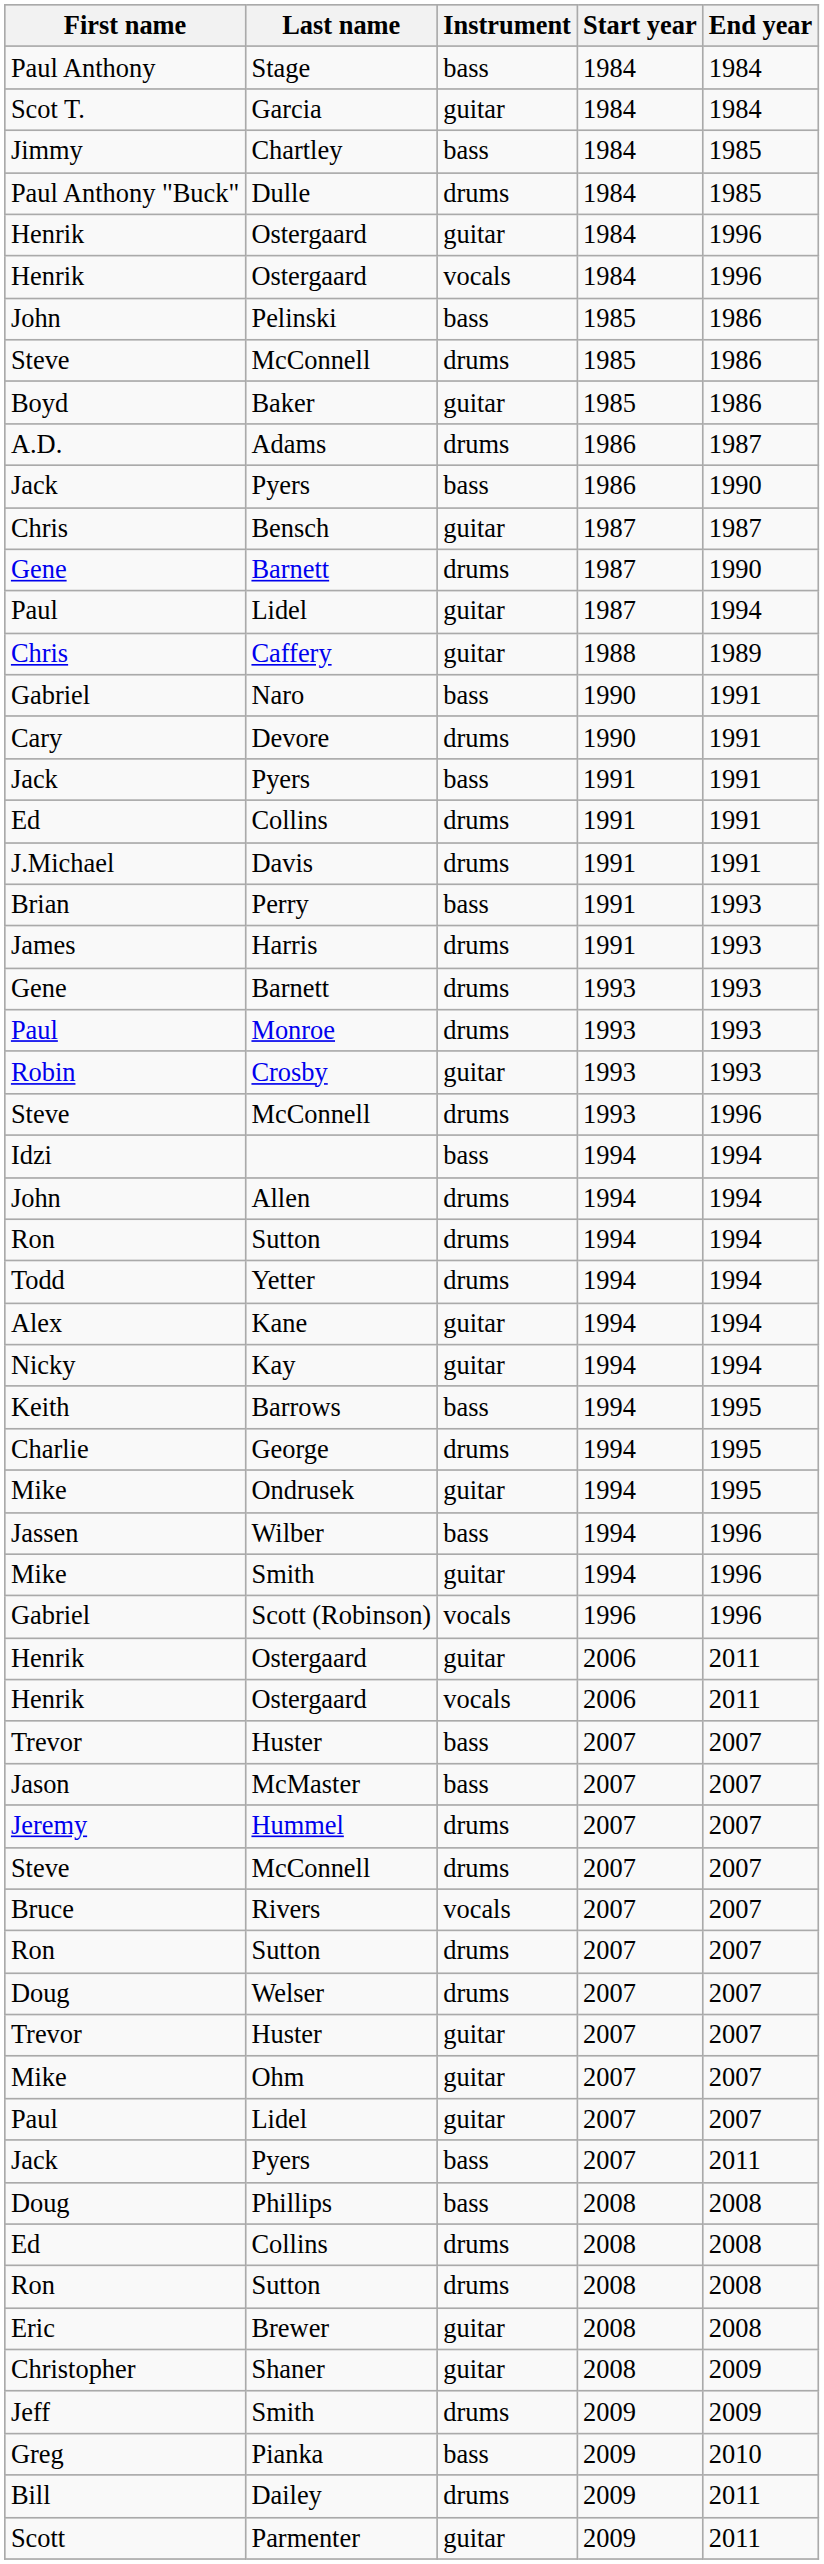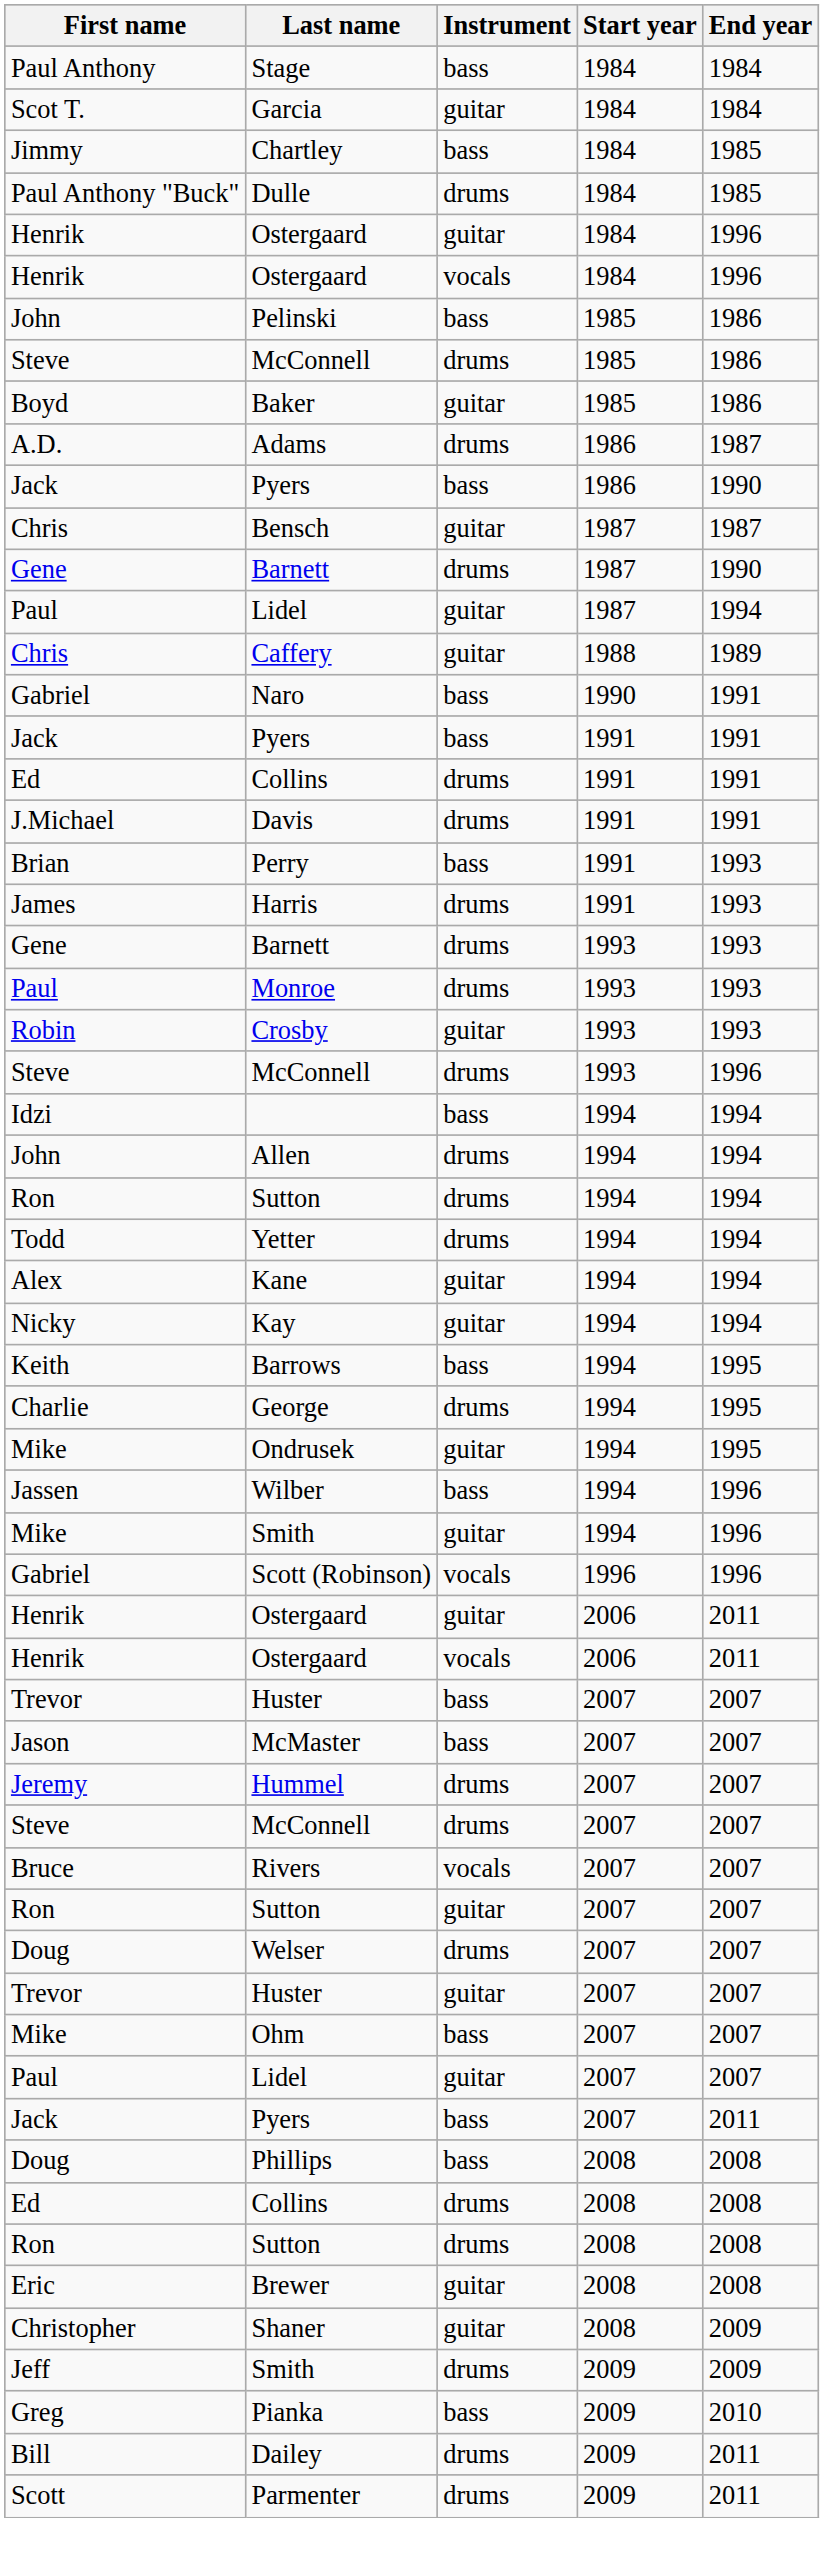- row: (290, 737)
(476, 1951) drums -> (474, 1909) guitar
(474, 2077) guitar -> (466, 2035) bass
(474, 2537) guitar -> (476, 2495) drums
